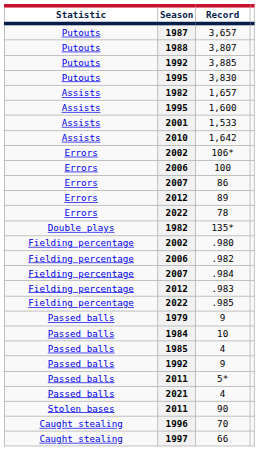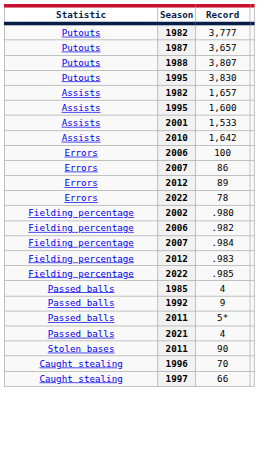+ row: (177, 33)
- row: (177, 63)
- row: (177, 153)
- row: (177, 228)
- row: (177, 318)
- row: (177, 333)
